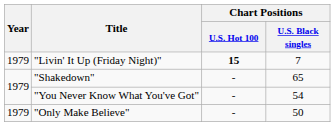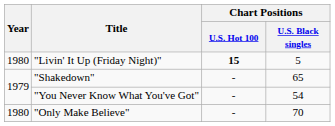(18, 60) 1979 -> (18, 60) 1980
(298, 60) 7 -> (298, 60) 5
(18, 113) 1979 -> (18, 113) 1980
(298, 113) 50 -> (298, 113) 70
